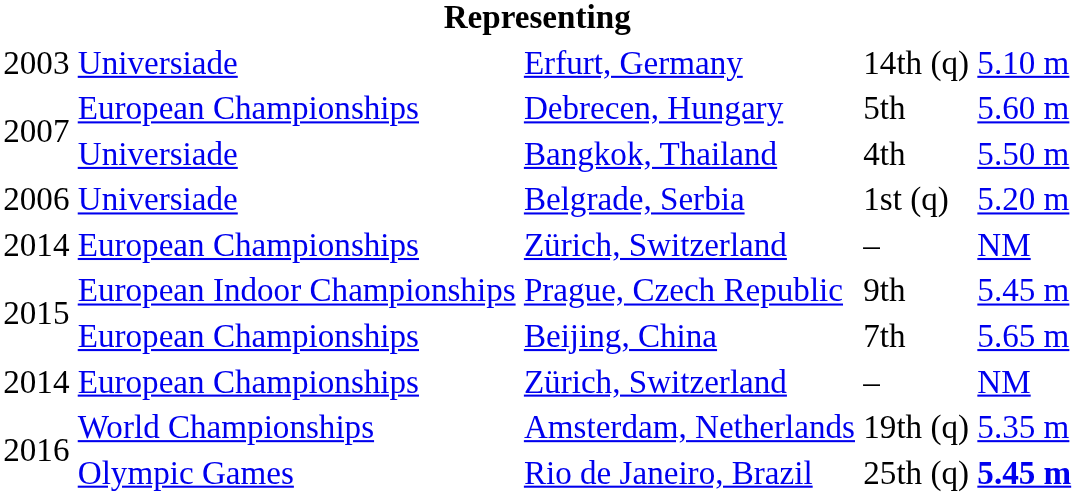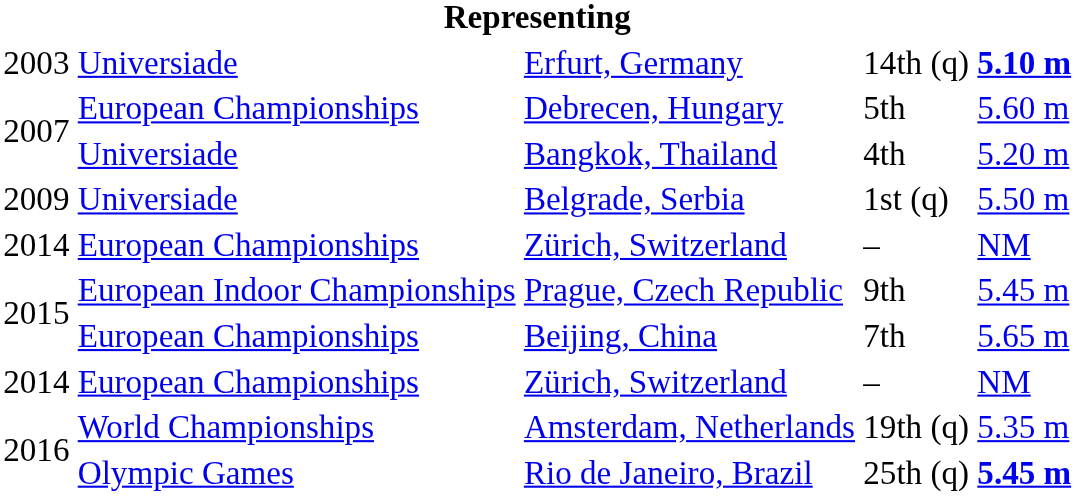(1023, 62) normal -> (1024, 62) bold
(1023, 153) 5.50 m -> (1023, 153) 5.20 m
(36, 199) 2006 -> (36, 199) 2009
(1023, 199) 5.20 m -> (1023, 199) 5.50 m
